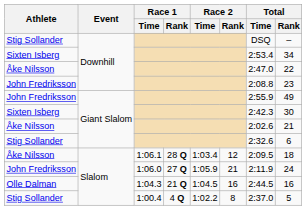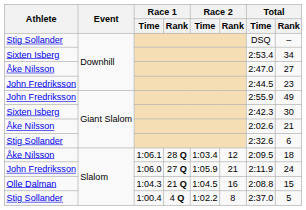(289, 69) 22 -> (289, 69) 27
(261, 84) 2:08.8 -> (261, 84) 2:44.5
(261, 184) 2:44.5 -> (261, 184) 2:08.8
(289, 184) 16 -> (289, 184) 15
